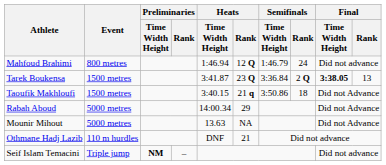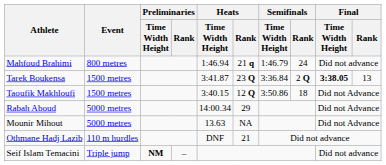(246, 63) 12 Q -> (246, 63) 21 q
(246, 93) 21 q -> (246, 93) 12 Q
